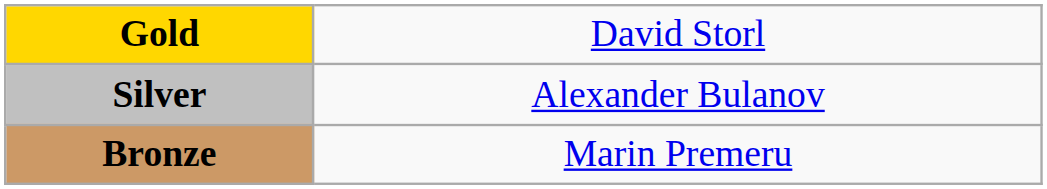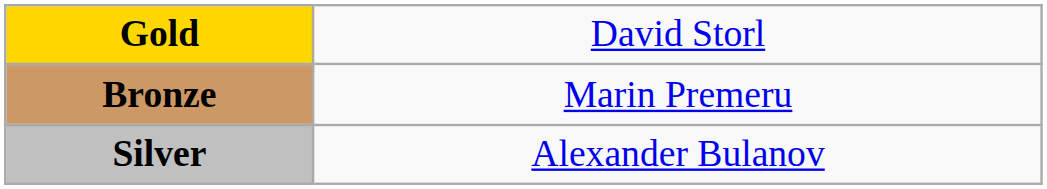rows swapped: (159, 93) <-> (159, 153)
